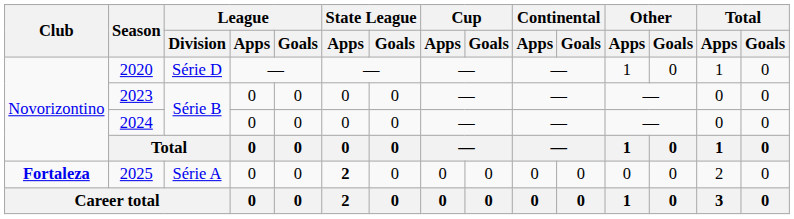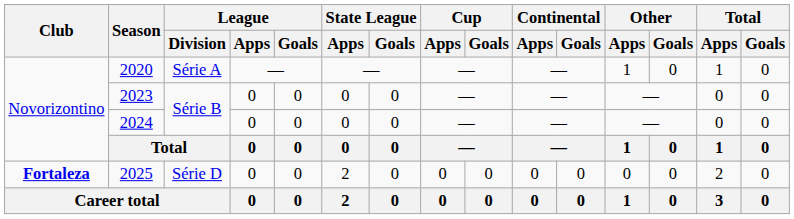(197, 69) Série D -> (197, 69) Série A
(197, 174) Série A -> (197, 174) Série D
(345, 174) bold -> (345, 174) normal
